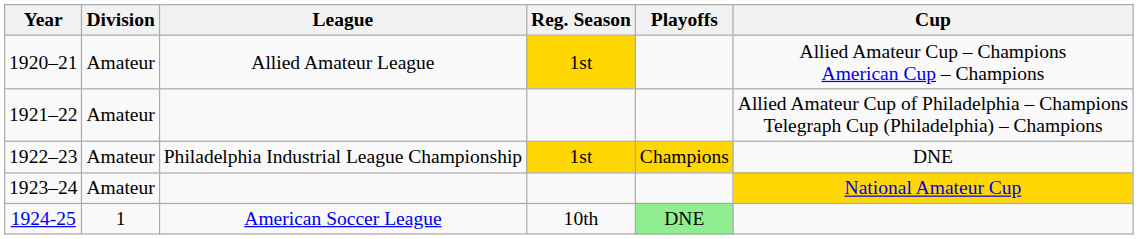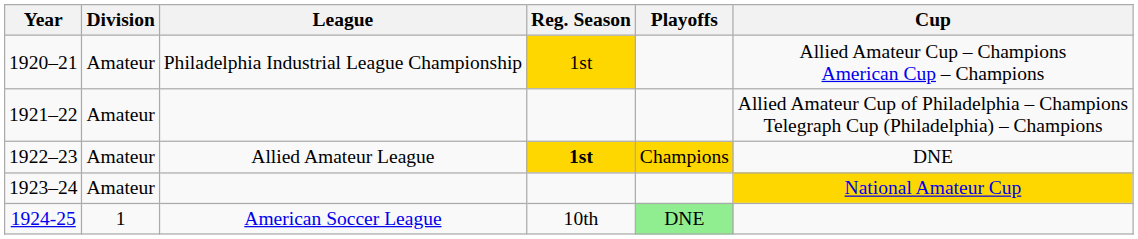(343, 61) Allied Amateur League -> (343, 61) Philadelphia Industrial League Championship
(343, 156) Philadelphia Industrial League Championship -> (343, 156) Allied Amateur League
(581, 156) normal -> (581, 156) bold
